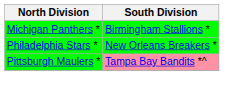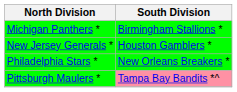+ row: (60, 45)
